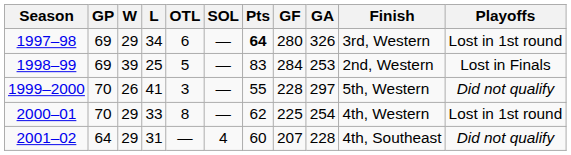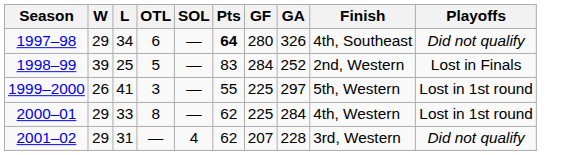- column: (103, 16)
(386, 41) 3rd, Western -> (363, 41) 4th, Southeast
(505, 41) Lost in 1st round -> (476, 41) Did not qualify
(323, 65) 253 -> (293, 65) 252
(290, 89) 228 -> (261, 89) 225
(505, 89) Did not qualify -> (476, 89) Lost in 1st round
(323, 114) 254 -> (293, 114) 284
(258, 138) 60 -> (229, 138) 62
(392, 138) 4th, Southeast -> (357, 138) 3rd, Western
